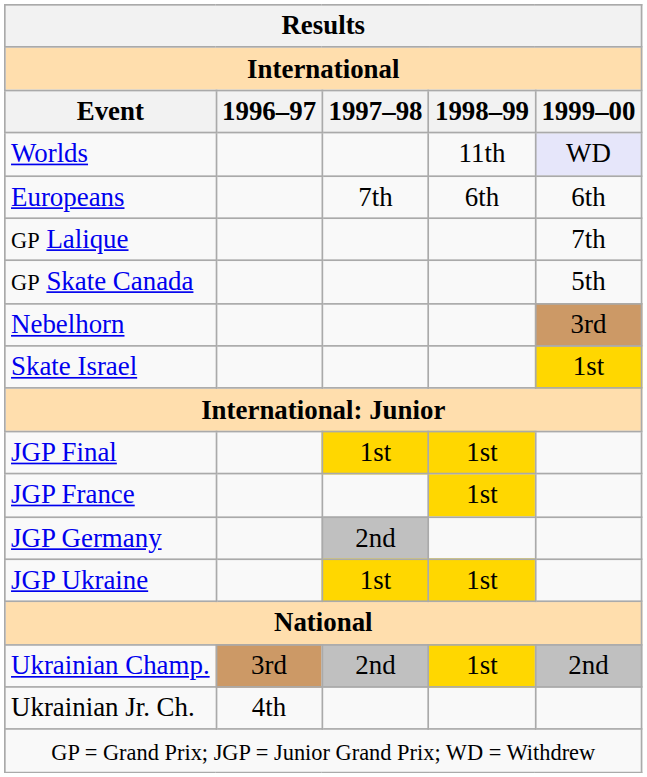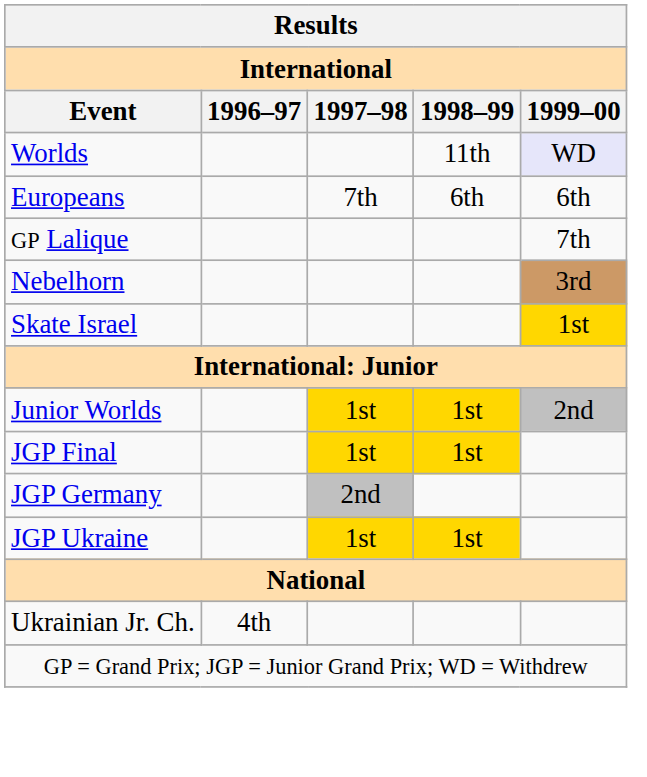- row: (102, 281)
+ row: (86, 409)
- row: (73, 494)
- row: (110, 665)
